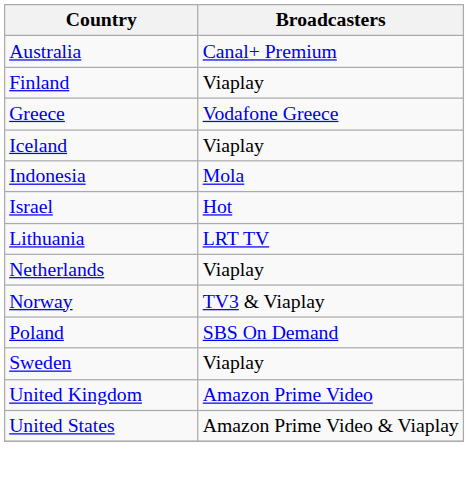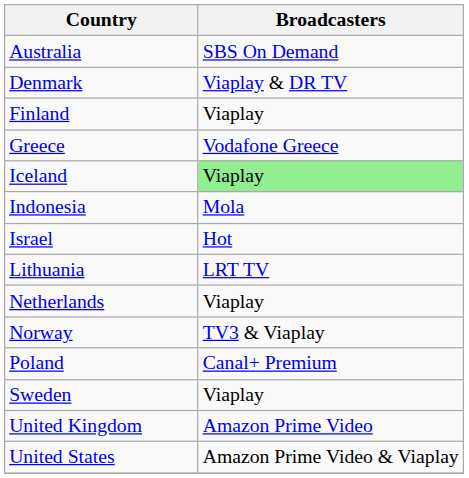(270, 51) Canal+ Premium -> (271, 51) SBS On Demand
+ row: (46, 82)
(233, 144) no background -> (233, 176) lightgreen background
(271, 332) SBS On Demand -> (270, 363) Canal+ Premium
